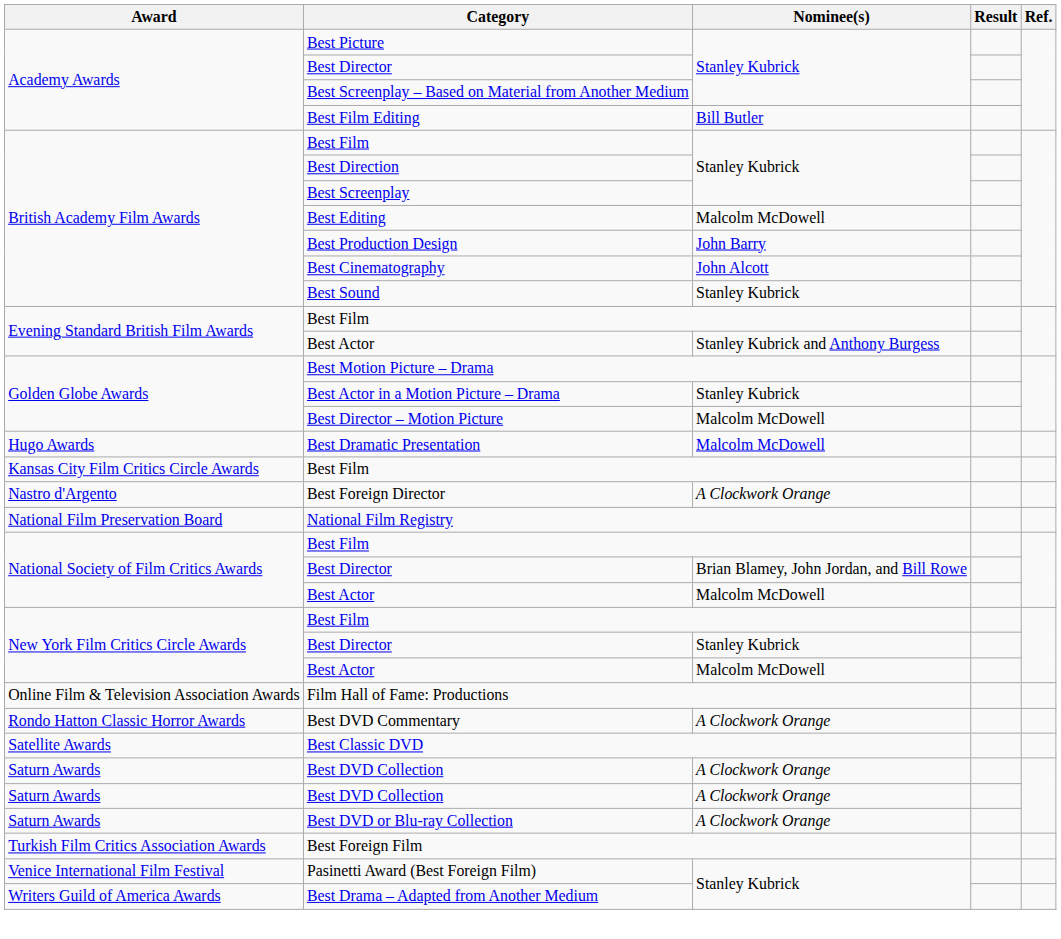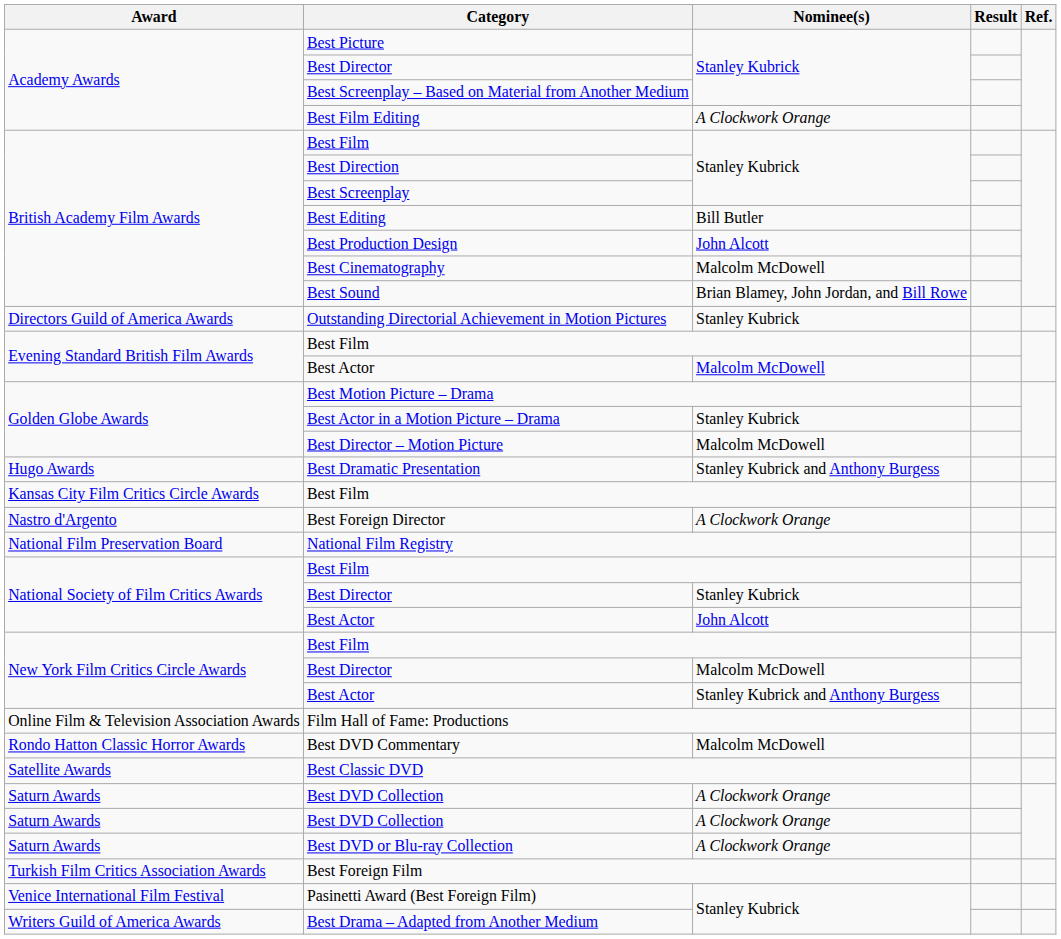(730, 117) Bill Butler -> (763, 117) A Clockwork Orange
(761, 218) Malcolm McDowell -> (730, 218) Bill Butler
(731, 243) John Barry -> (732, 243) John Alcott
(732, 268) John Alcott -> (761, 268) Malcolm McDowell
(748, 293) Stanley Kubrick -> (832, 293) Brian Blamey, John Jordan, and Bill Rowe
+ row: (120, 318)
(818, 343) Stanley Kubrick and Anthony Burgess -> (761, 368) Malcolm McDowell
(761, 444) Malcolm McDowell -> (818, 469) Stanley Kubrick and Anthony Burgess
(832, 569) Brian Blamey, John Jordan, and Bill Rowe -> (748, 594) Stanley Kubrick
(761, 594) Malcolm McDowell -> (732, 619) John Alcott
(748, 645) Stanley Kubrick -> (761, 670) Malcolm McDowell
(761, 670) Malcolm McDowell -> (818, 695) Stanley Kubrick and Anthony Burgess
(763, 720) A Clockwork Orange -> (761, 745) Malcolm McDowell
